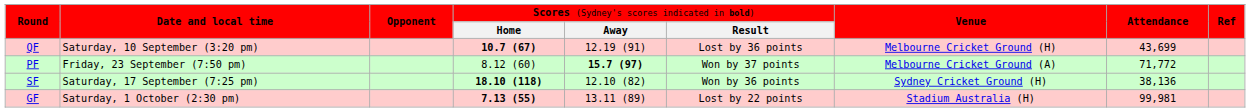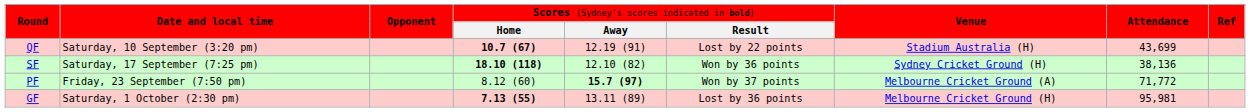(751, 47) Lost by 36 points -> (751, 47) Lost by 22 points
(971, 47) Melbourne Cricket Ground (H) -> (971, 47) Stadium Australia (H)
rows swapped: (33, 81) <-> (33, 64)
(751, 98) Lost by 22 points -> (751, 98) Lost by 36 points
(971, 98) Stadium Australia (H) -> (971, 98) Melbourne Cricket Ground (H)
(1158, 98) 99,981 -> (1158, 98) 95,981
